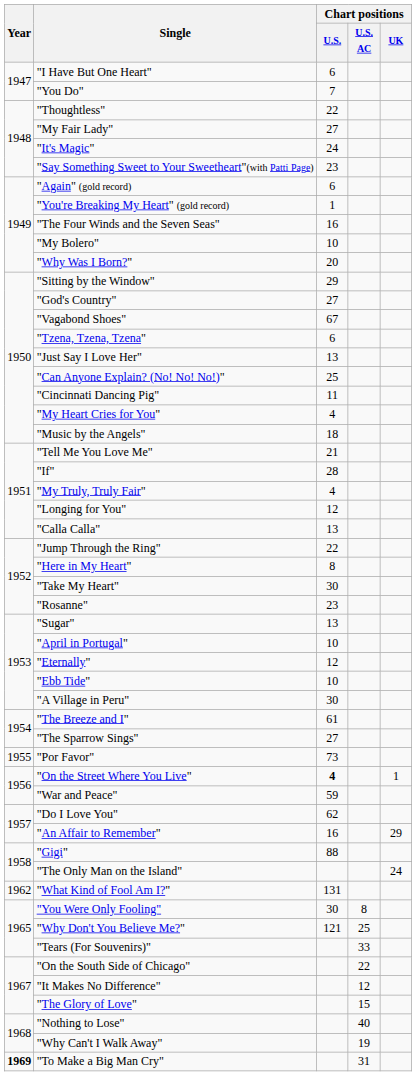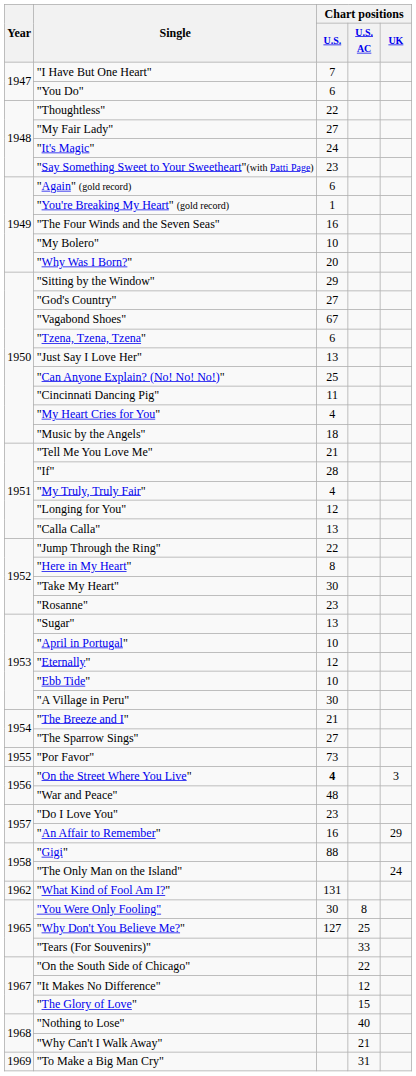(332, 72) 6 -> (332, 72) 7
(332, 91) 7 -> (332, 91) 6
(332, 719) 61 -> (332, 719) 21
(396, 776) 1 -> (396, 776) 3
(332, 795) 59 -> (332, 795) 48
(332, 814) 62 -> (332, 814) 23
(332, 928) 121 -> (332, 928) 127
(364, 1042) 19 -> (364, 1042) 21
(19, 1061) bold -> (19, 1061) normal
